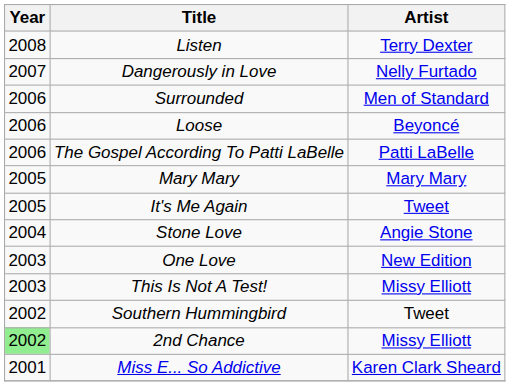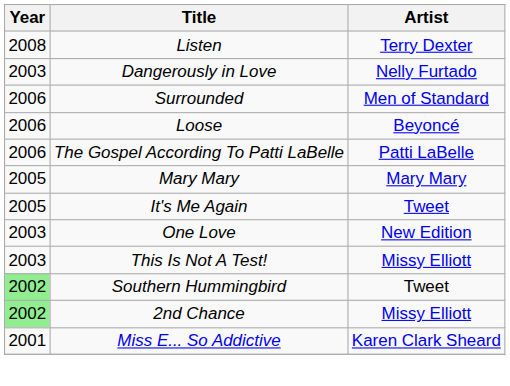(27, 71) 2007 -> (27, 71) 2003
- row: (199, 233)
(27, 313) no background -> (27, 286) lightgreen background
